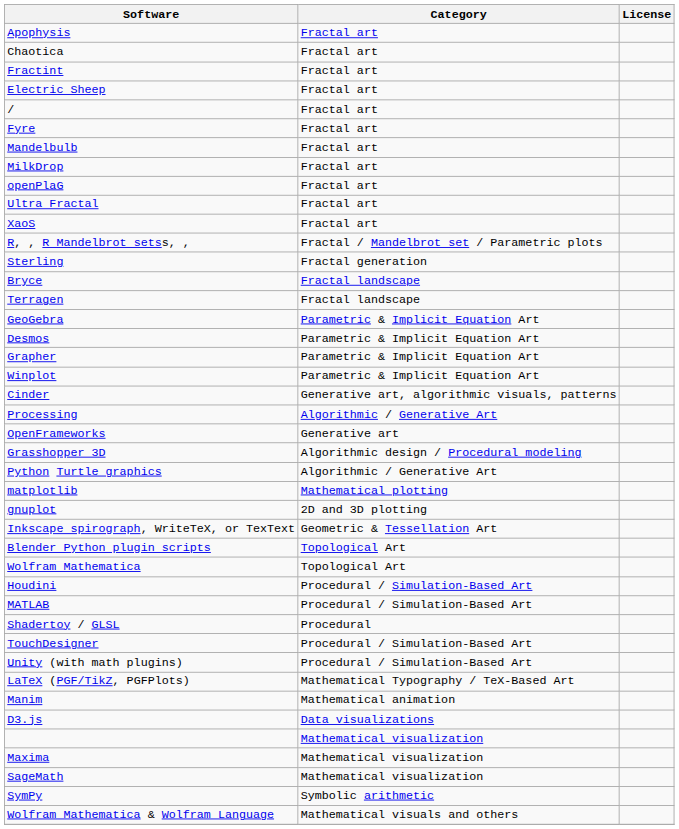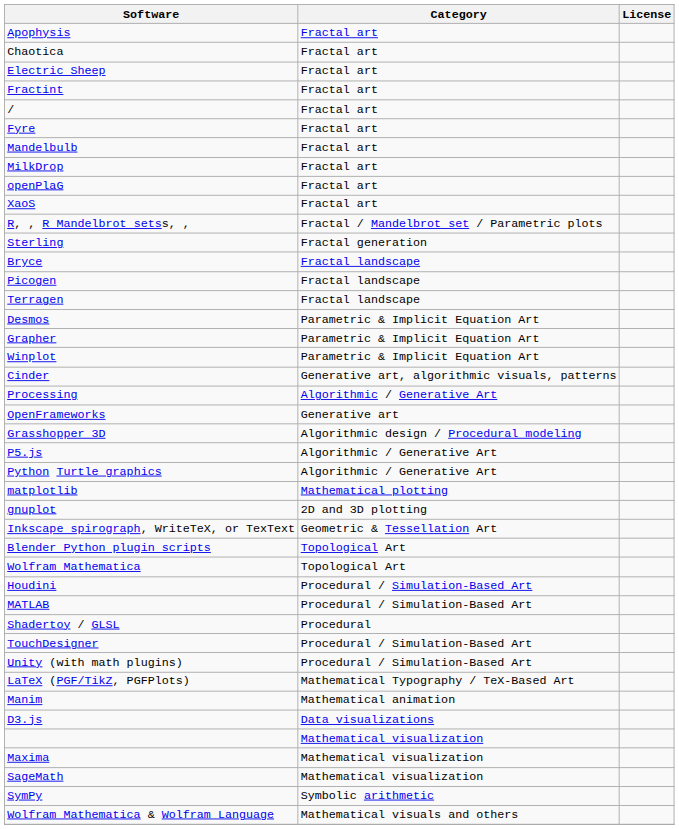rows swapped: (56, 90) <-> (35, 71)
- row: (53, 205)
+ row: (32, 281)
- row: (35, 319)
+ row: (25, 453)
